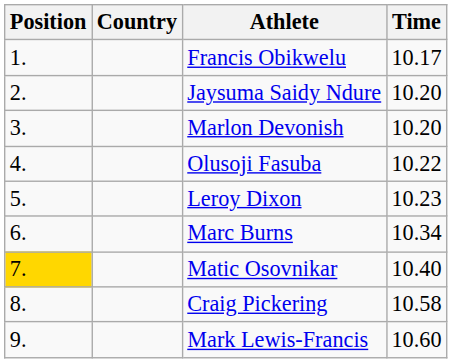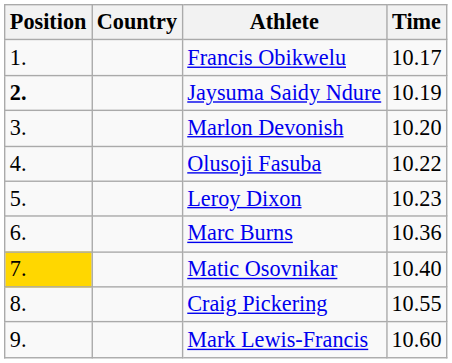(18, 92) normal -> (18, 92) bold
(416, 92) 10.20 -> (416, 92) 10.19
(416, 233) 10.34 -> (416, 233) 10.36
(416, 304) 10.58 -> (416, 304) 10.55
